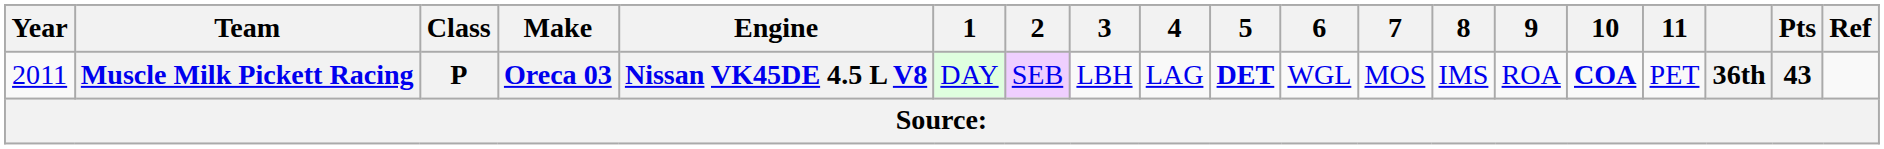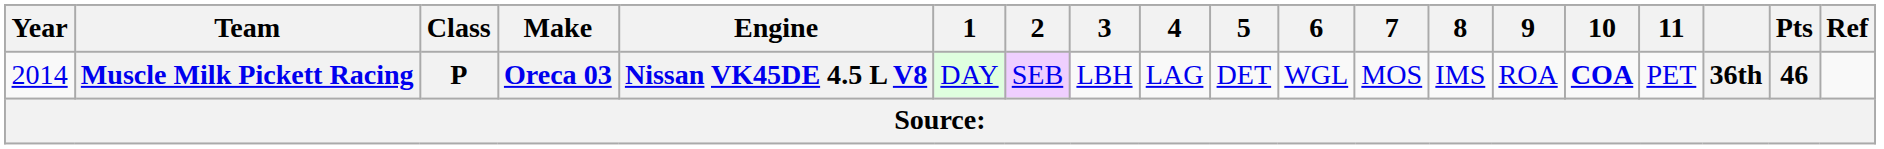(40, 74) 2011 -> (40, 74) 2014
(1245, 74) bold -> (1244, 74) normal
(1797, 74) 43 -> (1794, 74) 46
